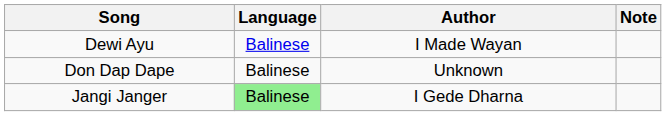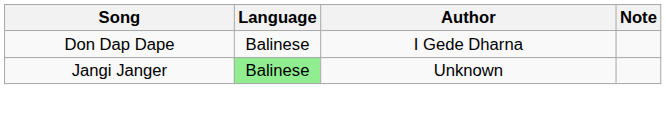- row: (119, 44)
(468, 70) Unknown -> (468, 44) I Gede Dharna
(468, 96) I Gede Dharna -> (468, 70) Unknown
